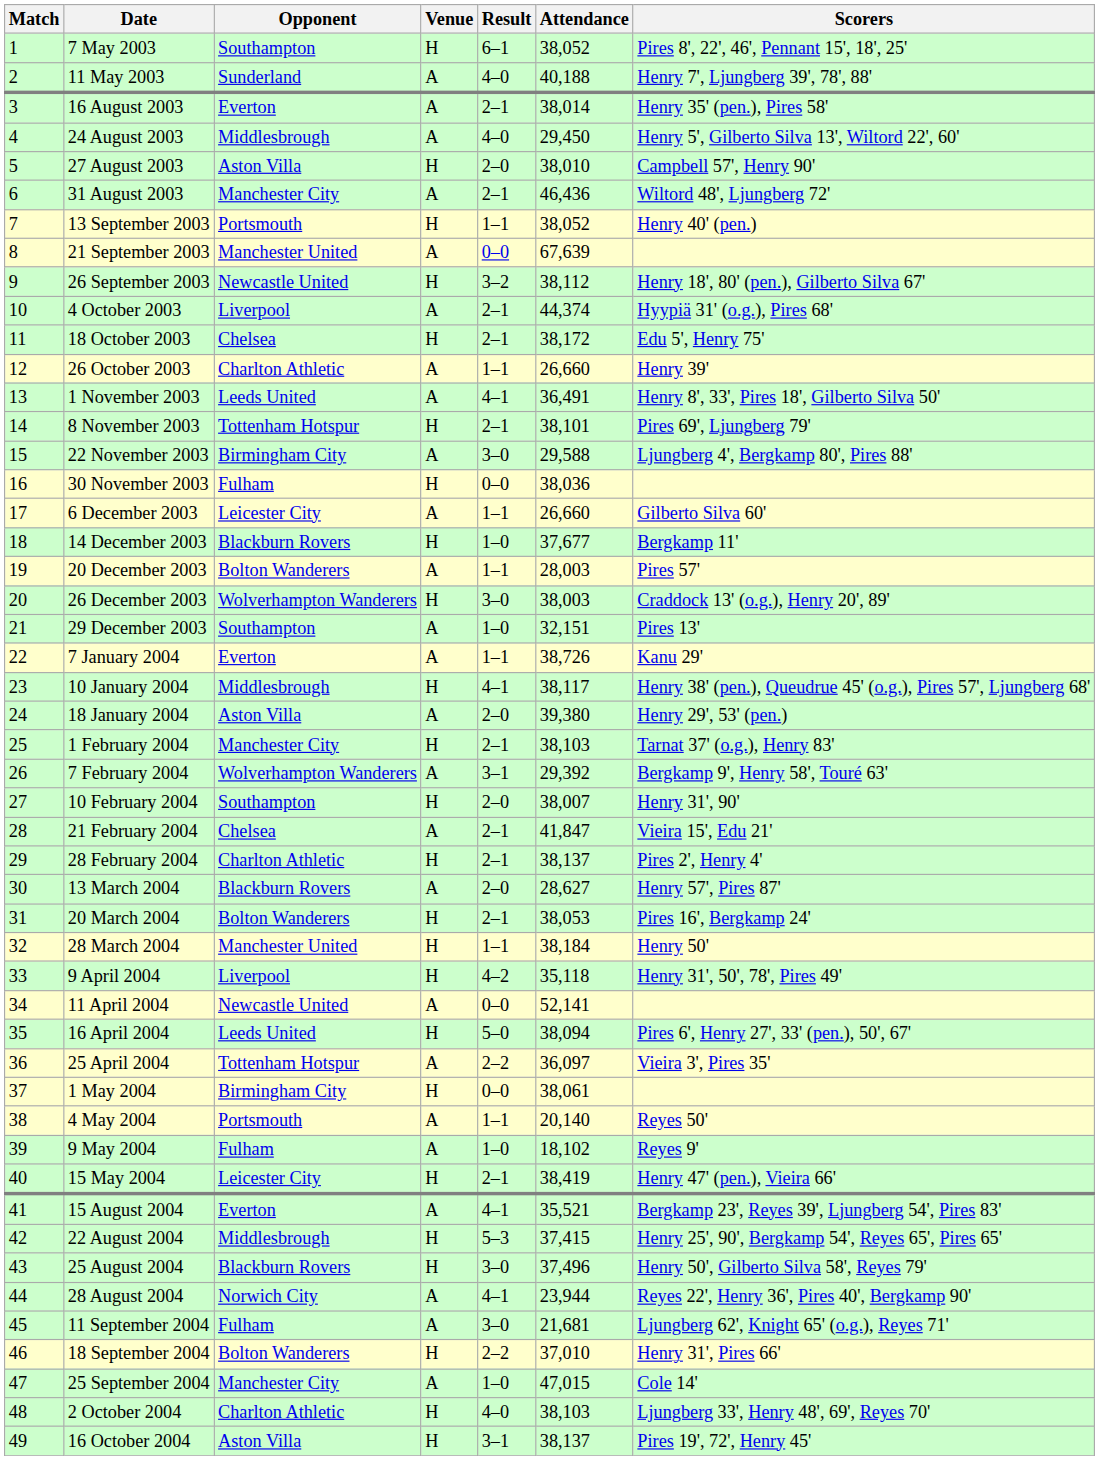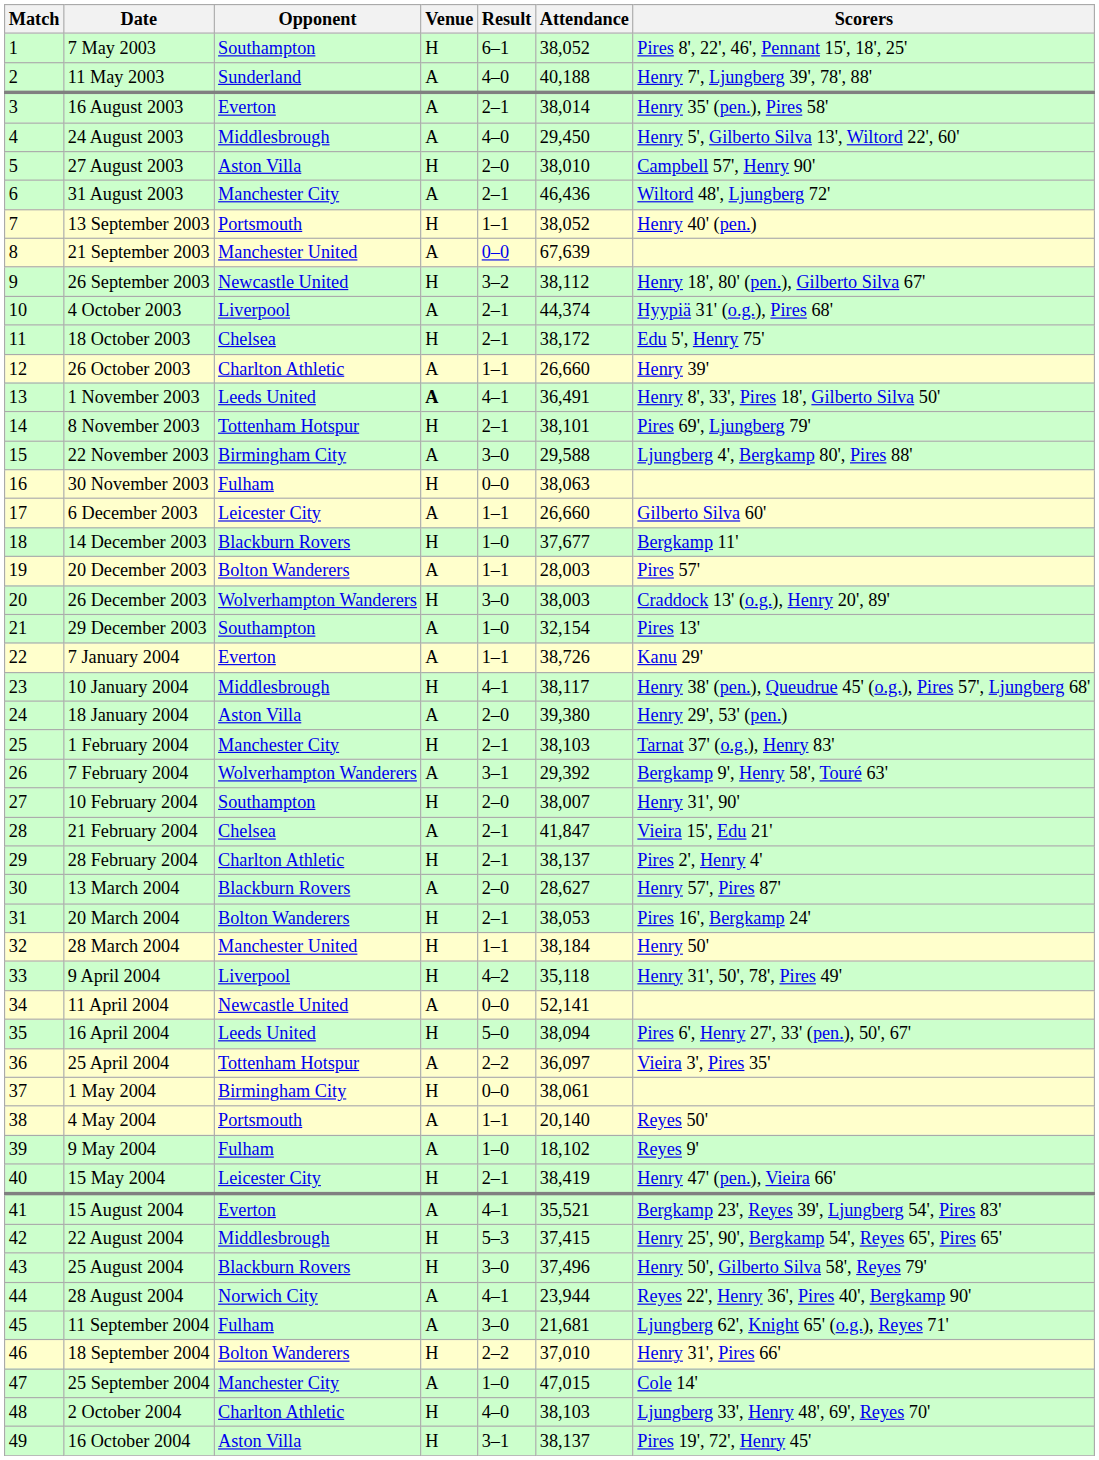(432, 397) normal -> (432, 397) bold
(565, 484) 38,036 -> (565, 484) 38,063
(565, 628) 32,151 -> (565, 628) 32,154
